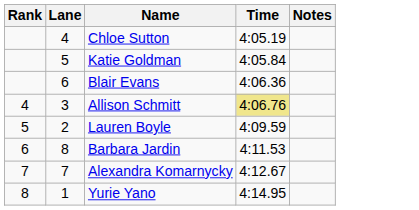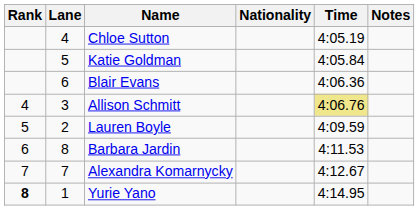+ column: (275, 15)
(25, 194) normal -> (25, 194) bold
